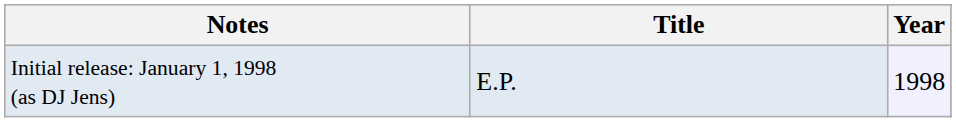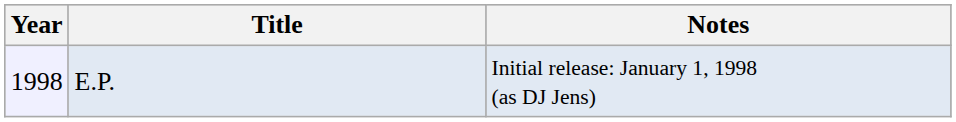columns swapped: (919, 25) <-> (238, 25)
